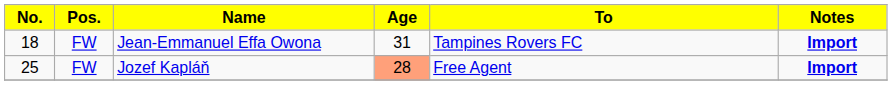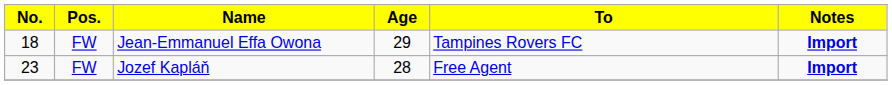(402, 43) 31 -> (402, 43) 29
(30, 68) 25 -> (30, 68) 23
(402, 68) lightsalmon background -> (402, 68) no background
